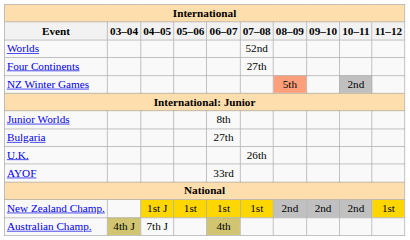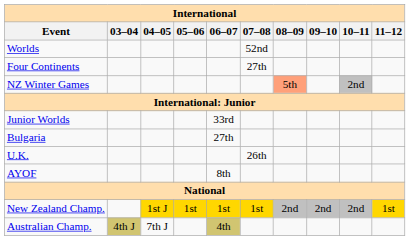(224, 119) 8th -> (224, 119) 33rd
(224, 173) 33rd -> (224, 173) 8th
